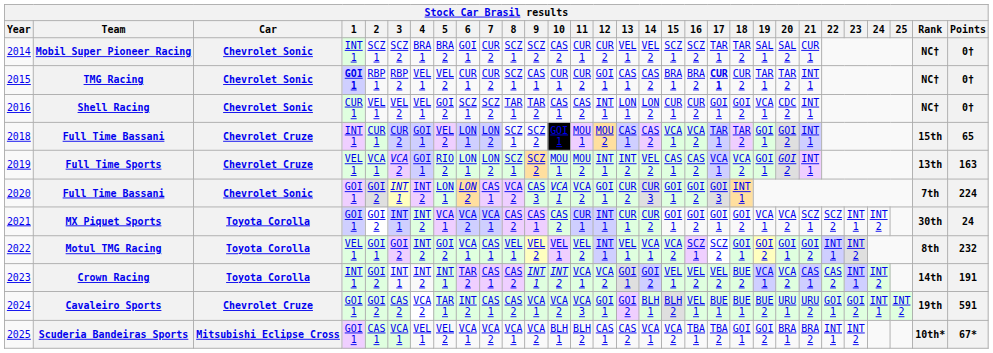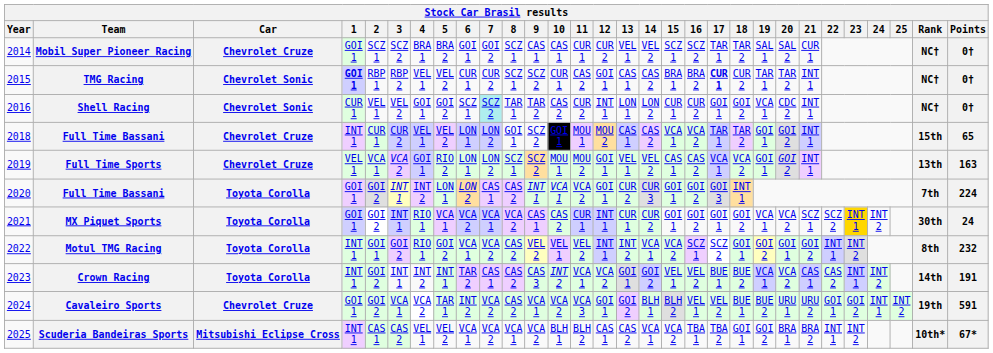(268, 52) Chevrolet Sonic -> (268, 52) Chevrolet Cruze
(354, 52) INT 1 -> (354, 52) GOI 1
(491, 52) CUR 2 -> (491, 52) GOI 2
(536, 52) SCZ 2 -> (536, 52) CAS 1
(559, 52) CAS 2 -> (559, 52) CAS 1
(536, 80) CAS 1 -> (536, 80) SCZ 2
(582, 80) CUR 2 -> (582, 80) CAS 2
(422, 108) VEL 1 -> (422, 108) GOI 1
(491, 108) no background -> (491, 108) paleturquoise background
(559, 108) CAS 1 -> (559, 108) CAS 2
(582, 108) CAS 2 -> (582, 108) CUR 2
(422, 137) GOI 1 -> (422, 137) VEL 1
(513, 137) SCZ 1 -> (513, 137) GOI 1
(605, 165) INT 1 -> (605, 165) GOI 1
(628, 165) INT 2 -> (628, 165) VEL 1
(268, 193) Chevrolet Sonic -> (268, 193) Toyota Corolla
(513, 193) VCA 2 -> (513, 193) CAS 2
(536, 193) CAS 3 -> (536, 193) INT 1
(422, 221) INT 2 -> (422, 221) RIO 1
(513, 221) CAS 2 -> (513, 221) VCA 2
(856, 221) no background -> (856, 221) gold background
(354, 250) VEL 1 -> (354, 250) INT 1
(422, 250) INT 2 -> (422, 250) RIO 1
(491, 250) CAS 1 -> (491, 250) VCA 2
(513, 250) VEL 1 -> (513, 250) CAS 2
(628, 250) VEL 1 -> (628, 250) INT 2
(536, 278) INT 1 -> (536, 278) CAS 3
(719, 278) VEL 2 -> (719, 278) BUE 1
(399, 306) CAS 2 -> (399, 306) VCA 1
(491, 306) CAS 1 -> (491, 306) VCA 2
(719, 306) BUE 1 -> (719, 306) VEL 2
(354, 334) GOI 1 -> (354, 334) INT 1
(399, 334) VCA 1 -> (399, 334) CAS 2
